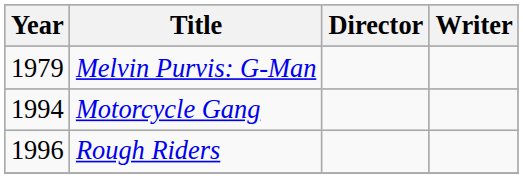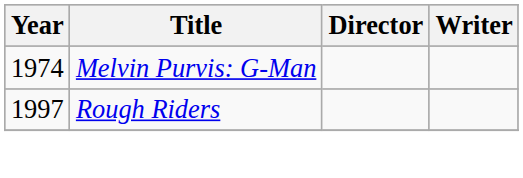(37, 67) 1979 -> (37, 67) 1974
- row: (168, 109)
(37, 151) 1996 -> (37, 109) 1997
